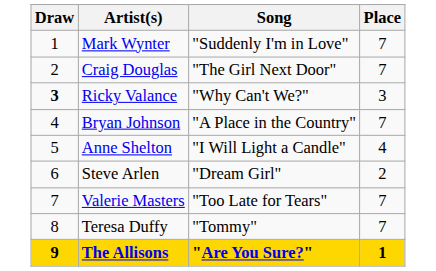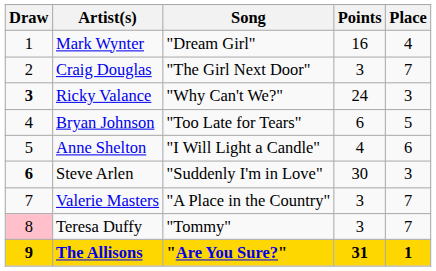+ column: (360, 17)
(270, 43) "Suddenly I'm in Love" -> (211, 43) "Dream Girl"
(382, 43) 7 -> (408, 43) 4
(274, 122) "A Place in the Country" -> (234, 122) "Too Late for Tears"
(382, 122) 7 -> (408, 122) 5
(382, 148) 4 -> (408, 148) 6
(55, 174) normal -> (29, 174) bold
(237, 174) "Dream Girl" -> (245, 174) "Suddenly I'm in Love"
(382, 174) 2 -> (408, 174) 3
(260, 200) "Too Late for Tears" -> (248, 200) "A Place in the Country"
(55, 226) no background -> (29, 226) pink background
